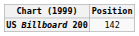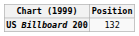(112, 25) 142 -> (112, 25) 132
